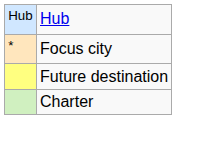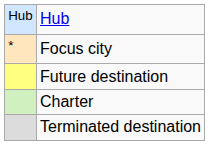+ row: (121, 127)
